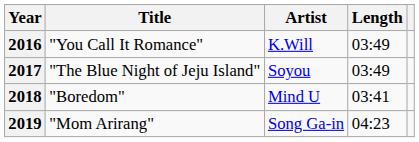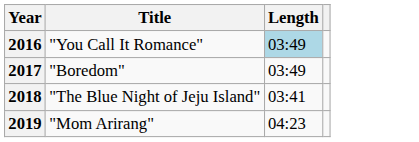- column: (306, 17)
(371, 44) no background -> (287, 44) lightblue background
(155, 70) "The Blue Night of Jeju Island" -> (87, 70) "Boredom"
(87, 96) "Boredom" -> (155, 96) "The Blue Night of Jeju Island"
